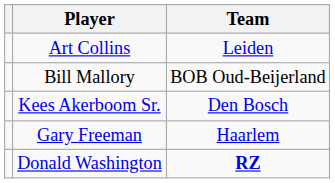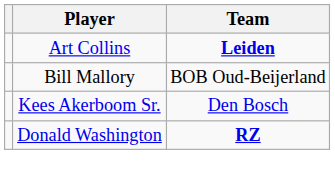(248, 47) normal -> (248, 47) bold
- row: (89, 134)
